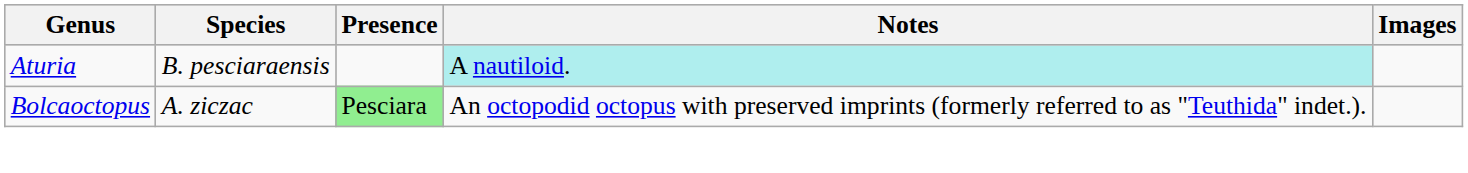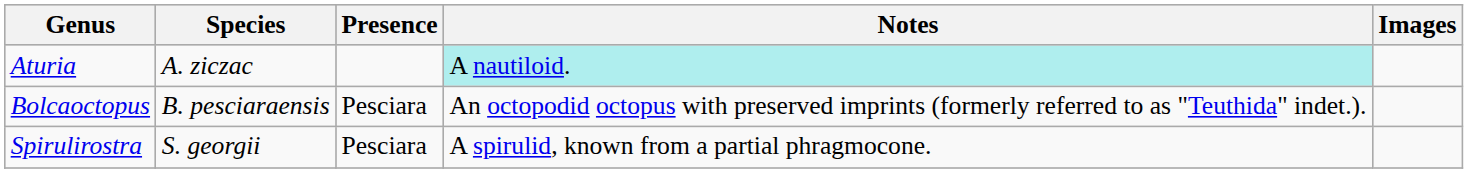(246, 65) B. pesciaraensis -> (207, 65) A. ziczac
(207, 106) A. ziczac -> (246, 106) B. pesciaraensis
(384, 106) lightgreen background -> (384, 106) no background
+ row: (76, 146)
